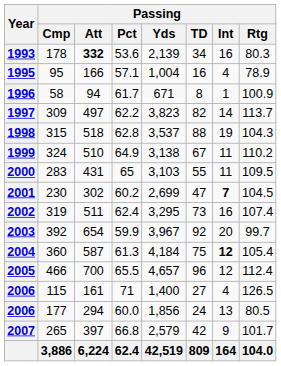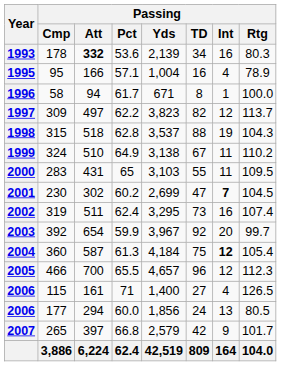(258, 93) 100.9 -> (258, 93) 100.0
(226, 113) 14 -> (226, 113) 12
(258, 271) 112.4 -> (258, 271) 112.3
